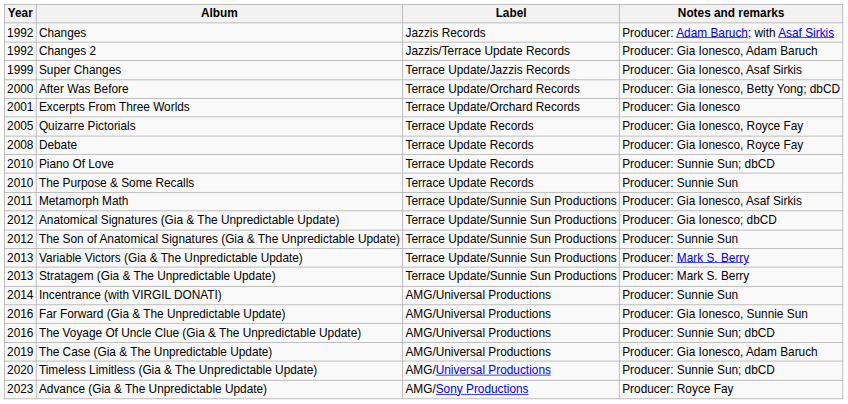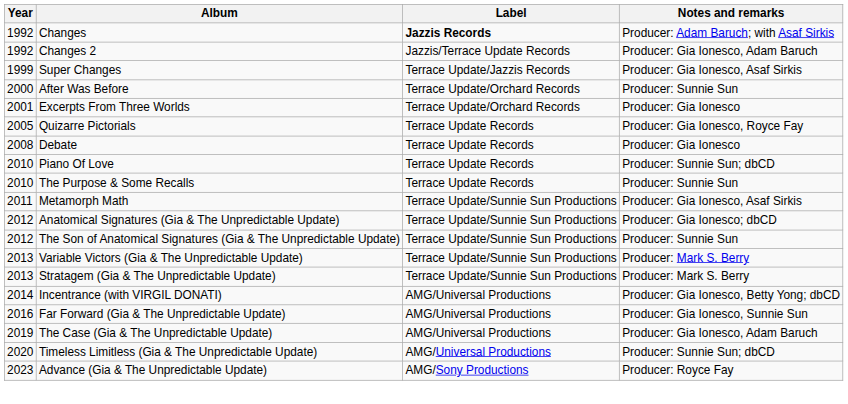(446, 32) normal -> (448, 32) bold
(731, 88) Producer: Gia Ionesco, Betty Yong; dbCD -> (680, 88) Producer: Sunnie Sun
(713, 145) Producer: Gia Ionesco, Royce Fay -> (681, 145) Producer: Gia Ionesco
(680, 295) Producer: Sunnie Sun -> (731, 295) Producer: Gia Ionesco, Betty Yong; dbCD
- row: (200, 333)
